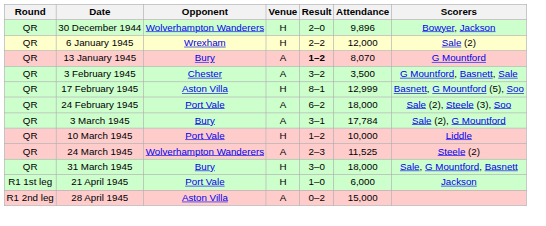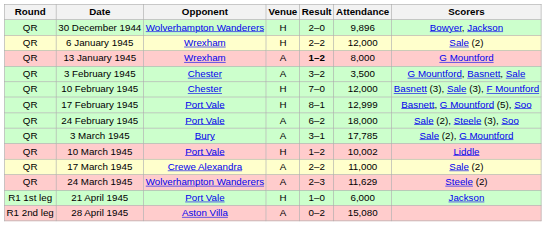(205, 58) Bury -> (205, 58) Wrexham
(363, 58) 8,070 -> (363, 58) 8,000
+ row: (100, 89)
(205, 89) Aston Villa -> (205, 105) Port Vale
(363, 120) 17,784 -> (363, 136) 17,785
(363, 136) 10,000 -> (363, 151) 10,002
+ row: (100, 167)
(363, 151) 11,525 -> (363, 182) 11,629
- row: (100, 167)
(363, 197) 15,000 -> (363, 213) 15,080
